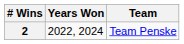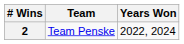columns swapped: (143, 13) <-> (76, 13)
